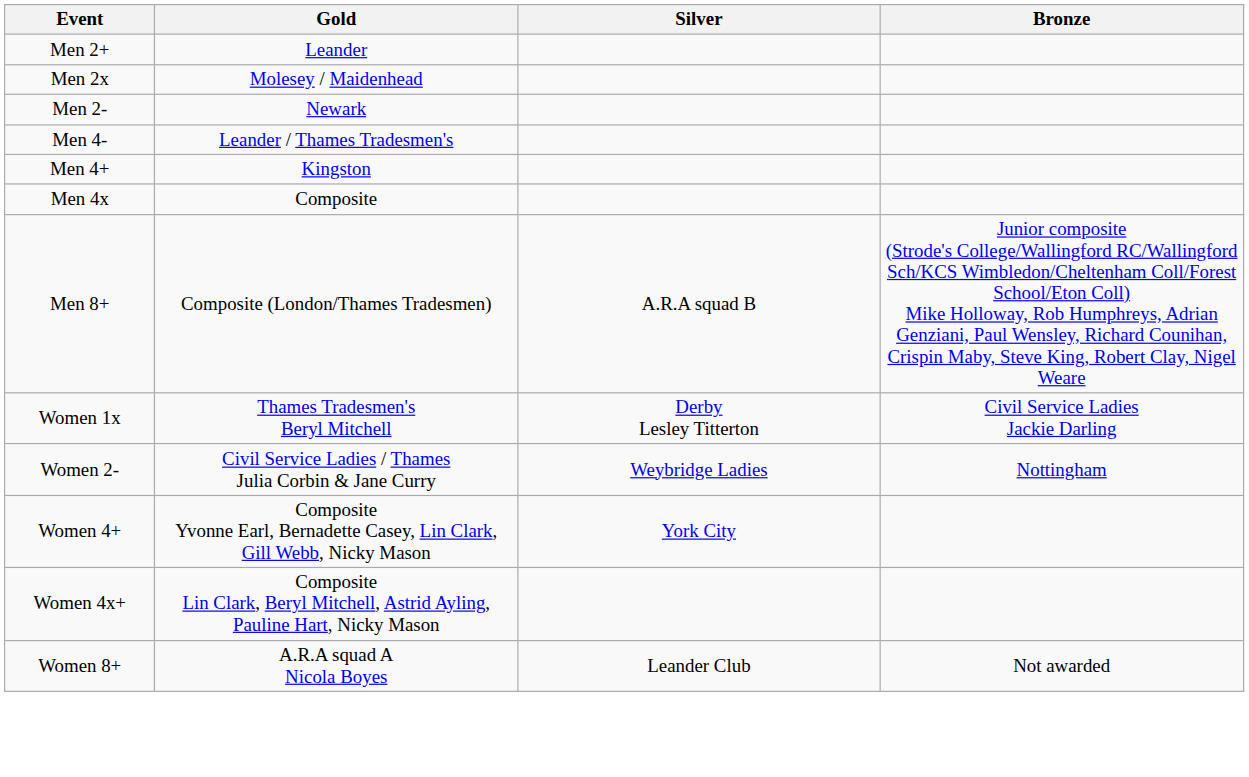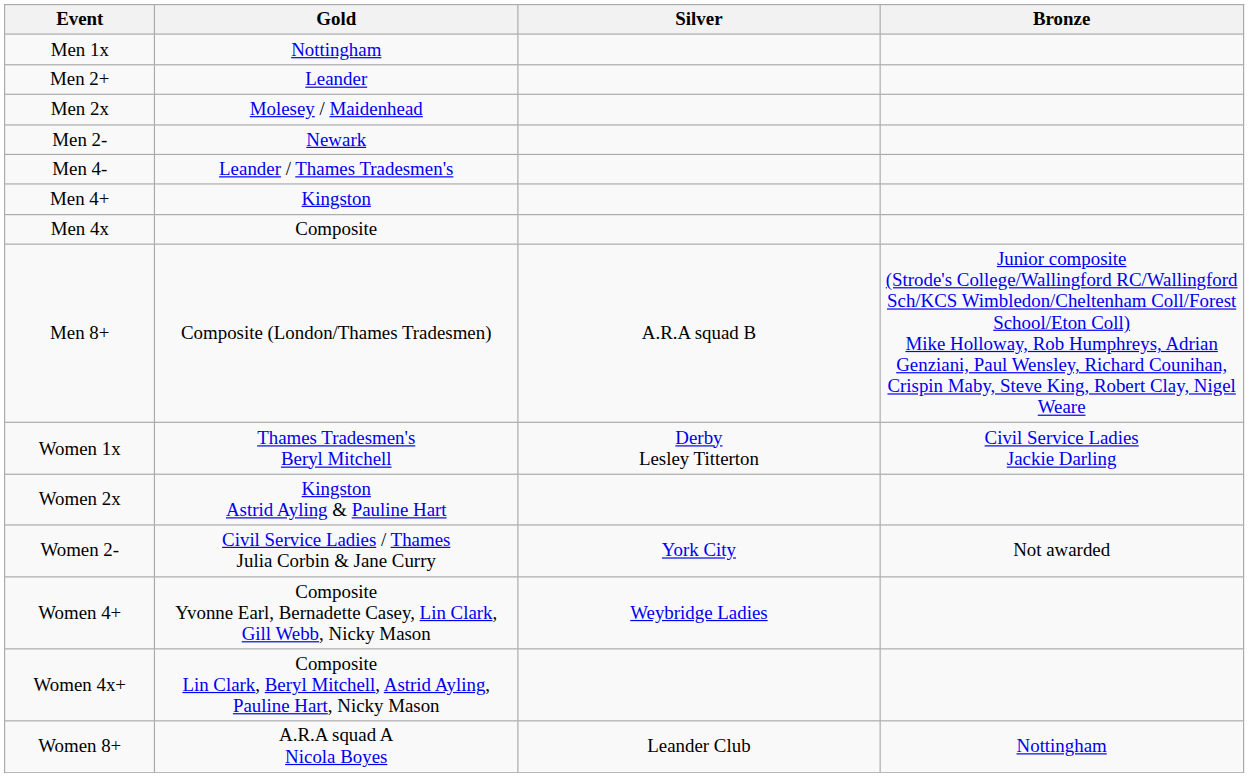+ row: (80, 49)
+ row: (80, 499)
(699, 469) Weybridge Ladies -> (699, 550) York City
(1062, 469) Nottingham -> (1062, 550) Not awarded
(699, 531) York City -> (699, 612) Weybridge Ladies
(1062, 665) Not awarded -> (1062, 746) Nottingham
